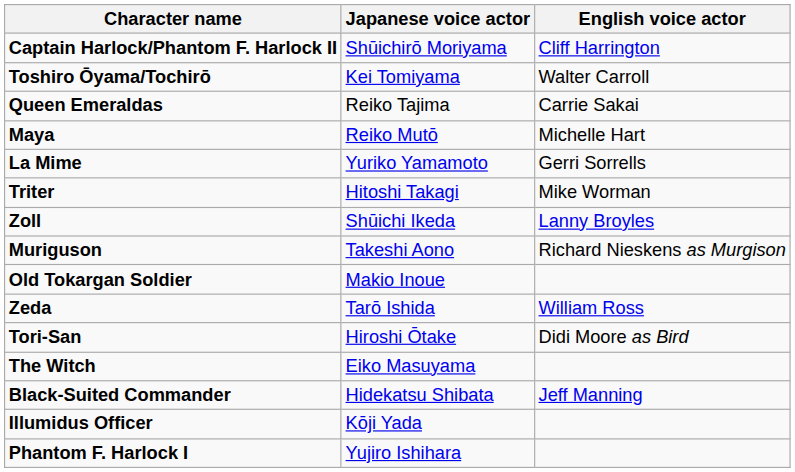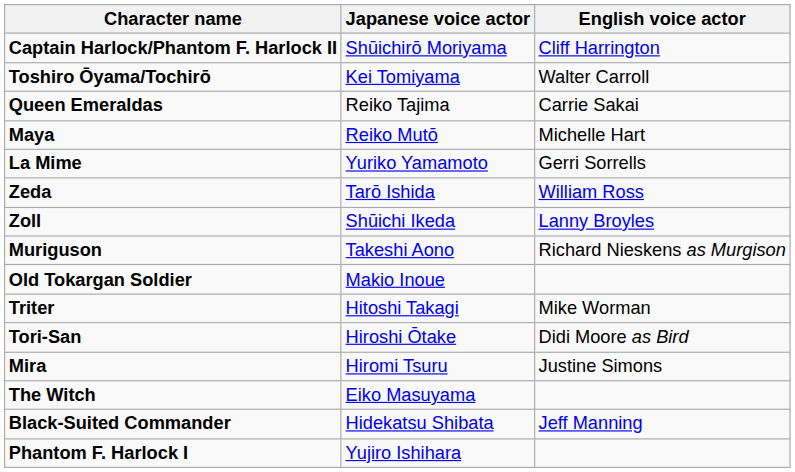rows swapped: (30, 308) <-> (32, 192)
+ row: (28, 366)
- row: (81, 423)
